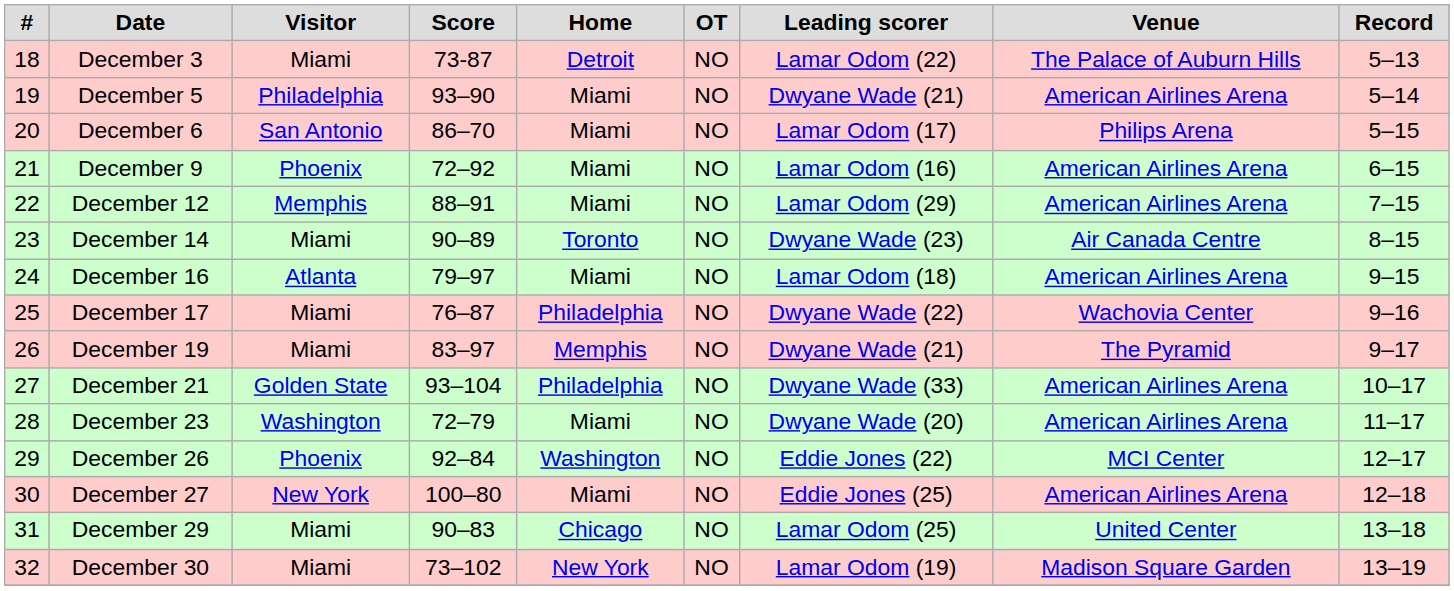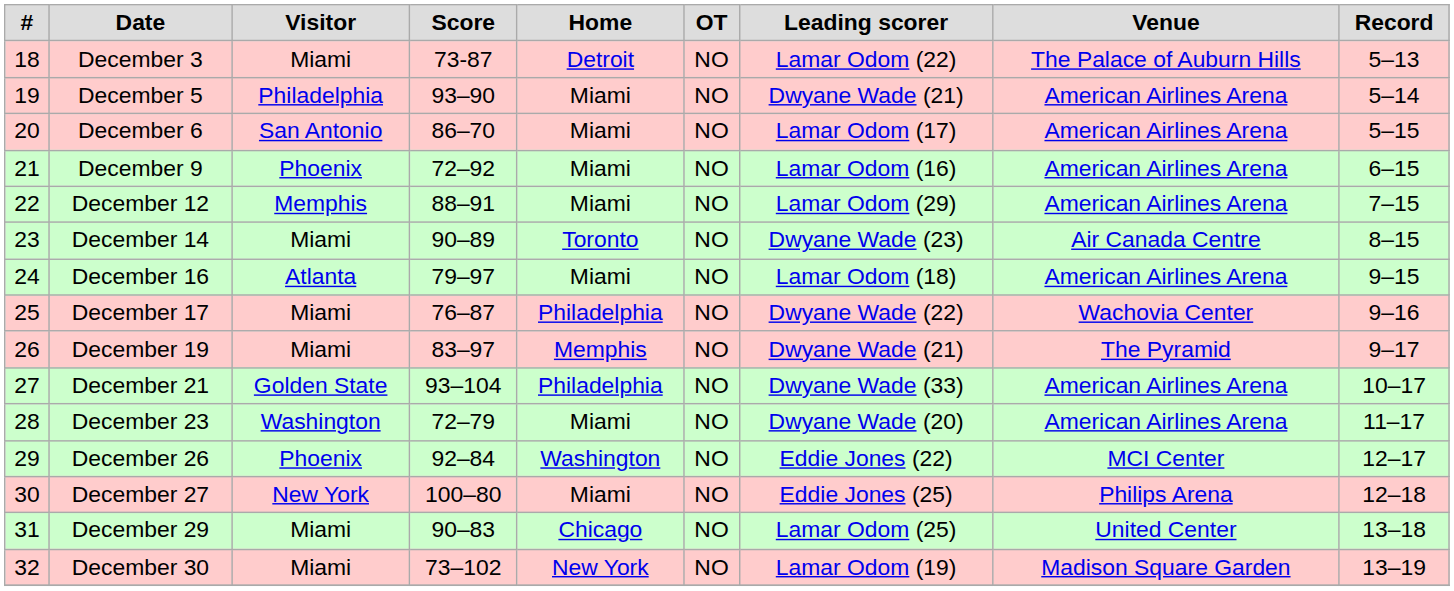(1166, 131) Philips Arena -> (1166, 131) American Airlines Arena
(1166, 494) American Airlines Arena -> (1166, 494) Philips Arena
